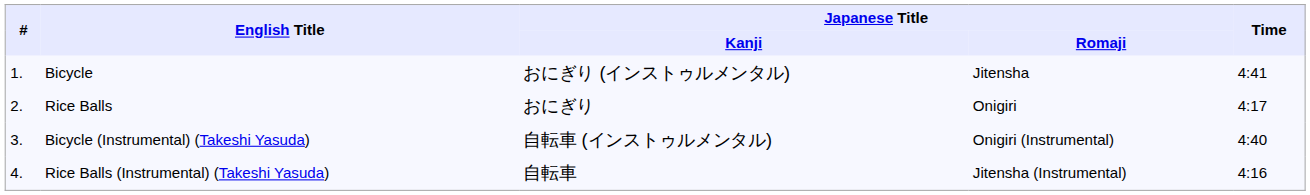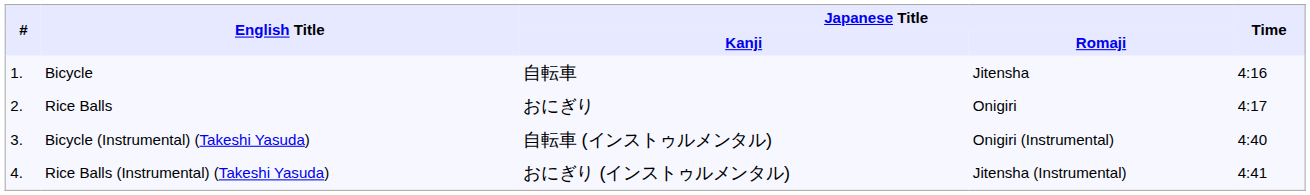(656, 72) おにぎり (インストゥルメンタル) -> (550, 72) 自転車
(1252, 72) 4:41 -> (1252, 72) 4:16
(550, 173) 自転車 -> (656, 173) おにぎり (インストゥルメンタル)
(1252, 173) 4:16 -> (1252, 173) 4:41
